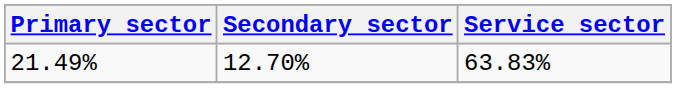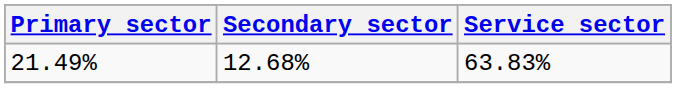(266, 63) 12.70% -> (266, 63) 12.68%
